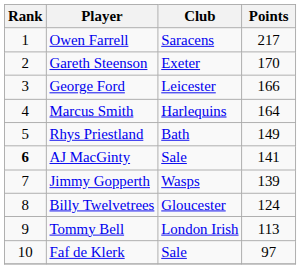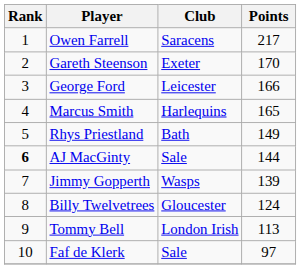(269, 110) 164 -> (269, 110) 165
(269, 157) 141 -> (269, 157) 144
